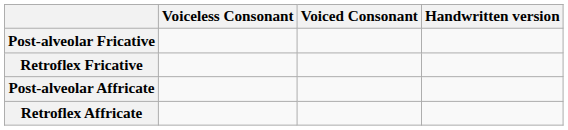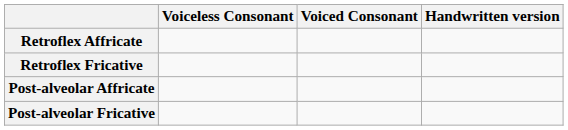rows swapped: (81, 40) <-> (81, 112)
